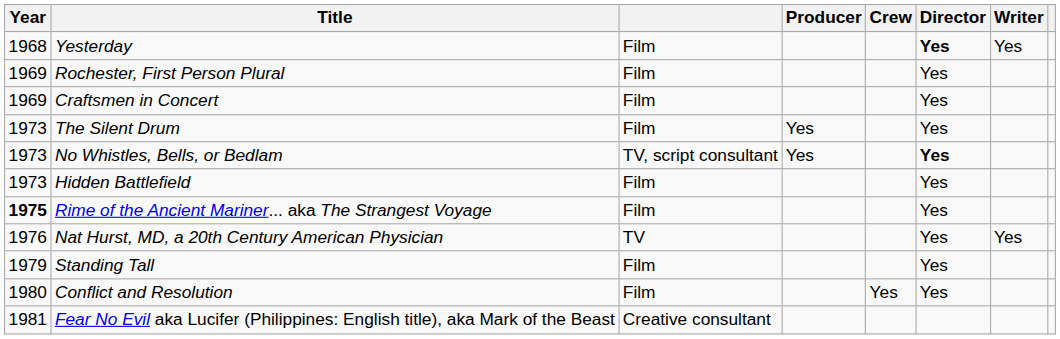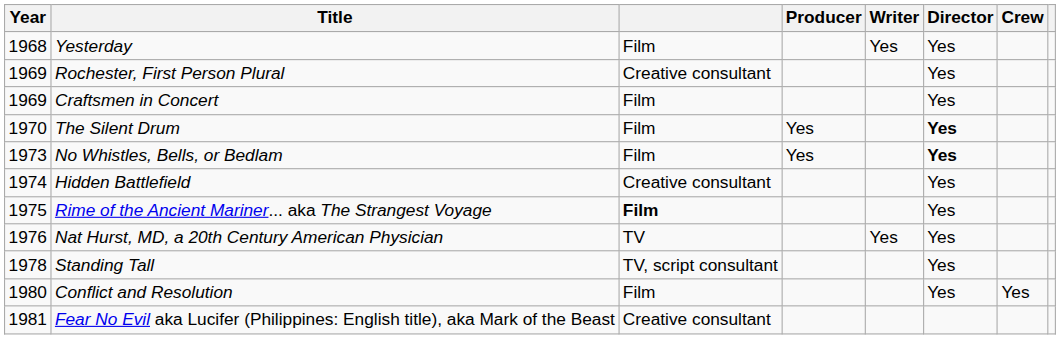columns swapped: (1019, 18) <-> (891, 18)
(935, 45) bold -> (941, 45) normal
(639, 73) Film -> (697, 73) Creative consultant
(28, 127) 1973 -> (28, 127) 1970
(934, 127) normal -> (942, 127) bold
(700, 155) TV, script consultant -> (639, 155) Film
(28, 182) 1973 -> (28, 182) 1974
(639, 182) Film -> (697, 182) Creative consultant
(28, 210) bold -> (28, 210) normal
(639, 210) normal -> (641, 210) bold
(28, 264) 1979 -> (28, 264) 1978
(639, 264) Film -> (700, 264) TV, script consultant
